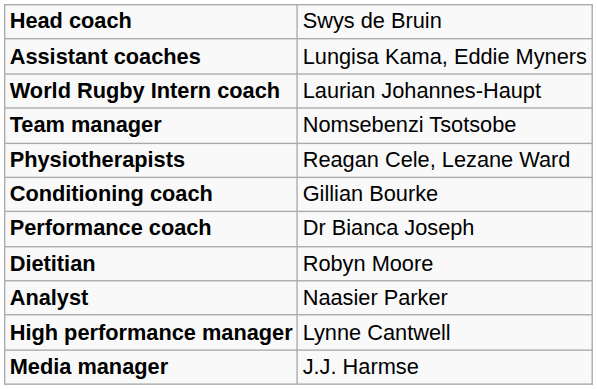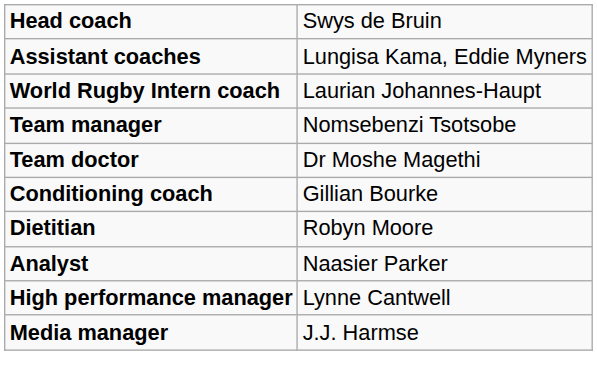+ row: (74, 159)
- row: (97, 159)
- row: (111, 228)
